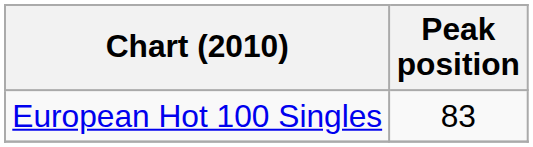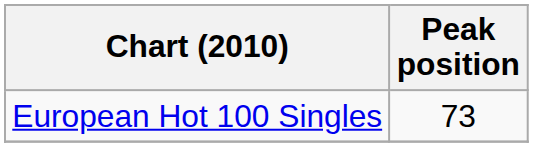(458, 115) 83 -> (458, 115) 73
